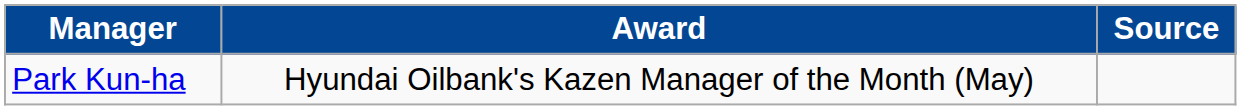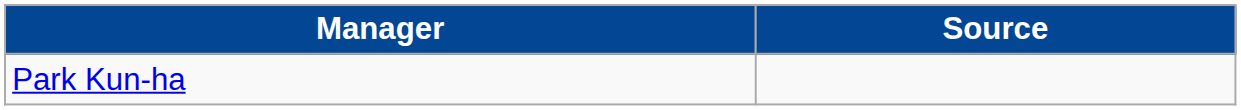- column: (659, 29)
